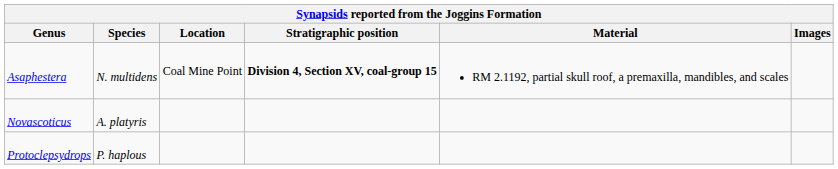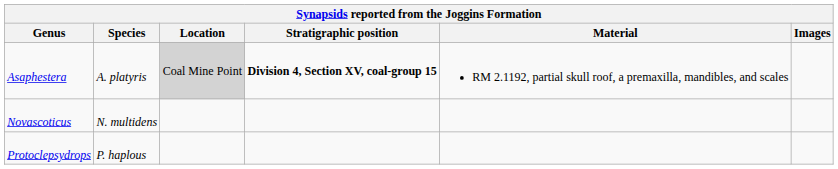(127, 77) N. multidens -> (121, 77) A. platyris
(202, 70) no background -> (202, 70) lightgrey background
(121, 122) A. platyris -> (127, 122) N. multidens
